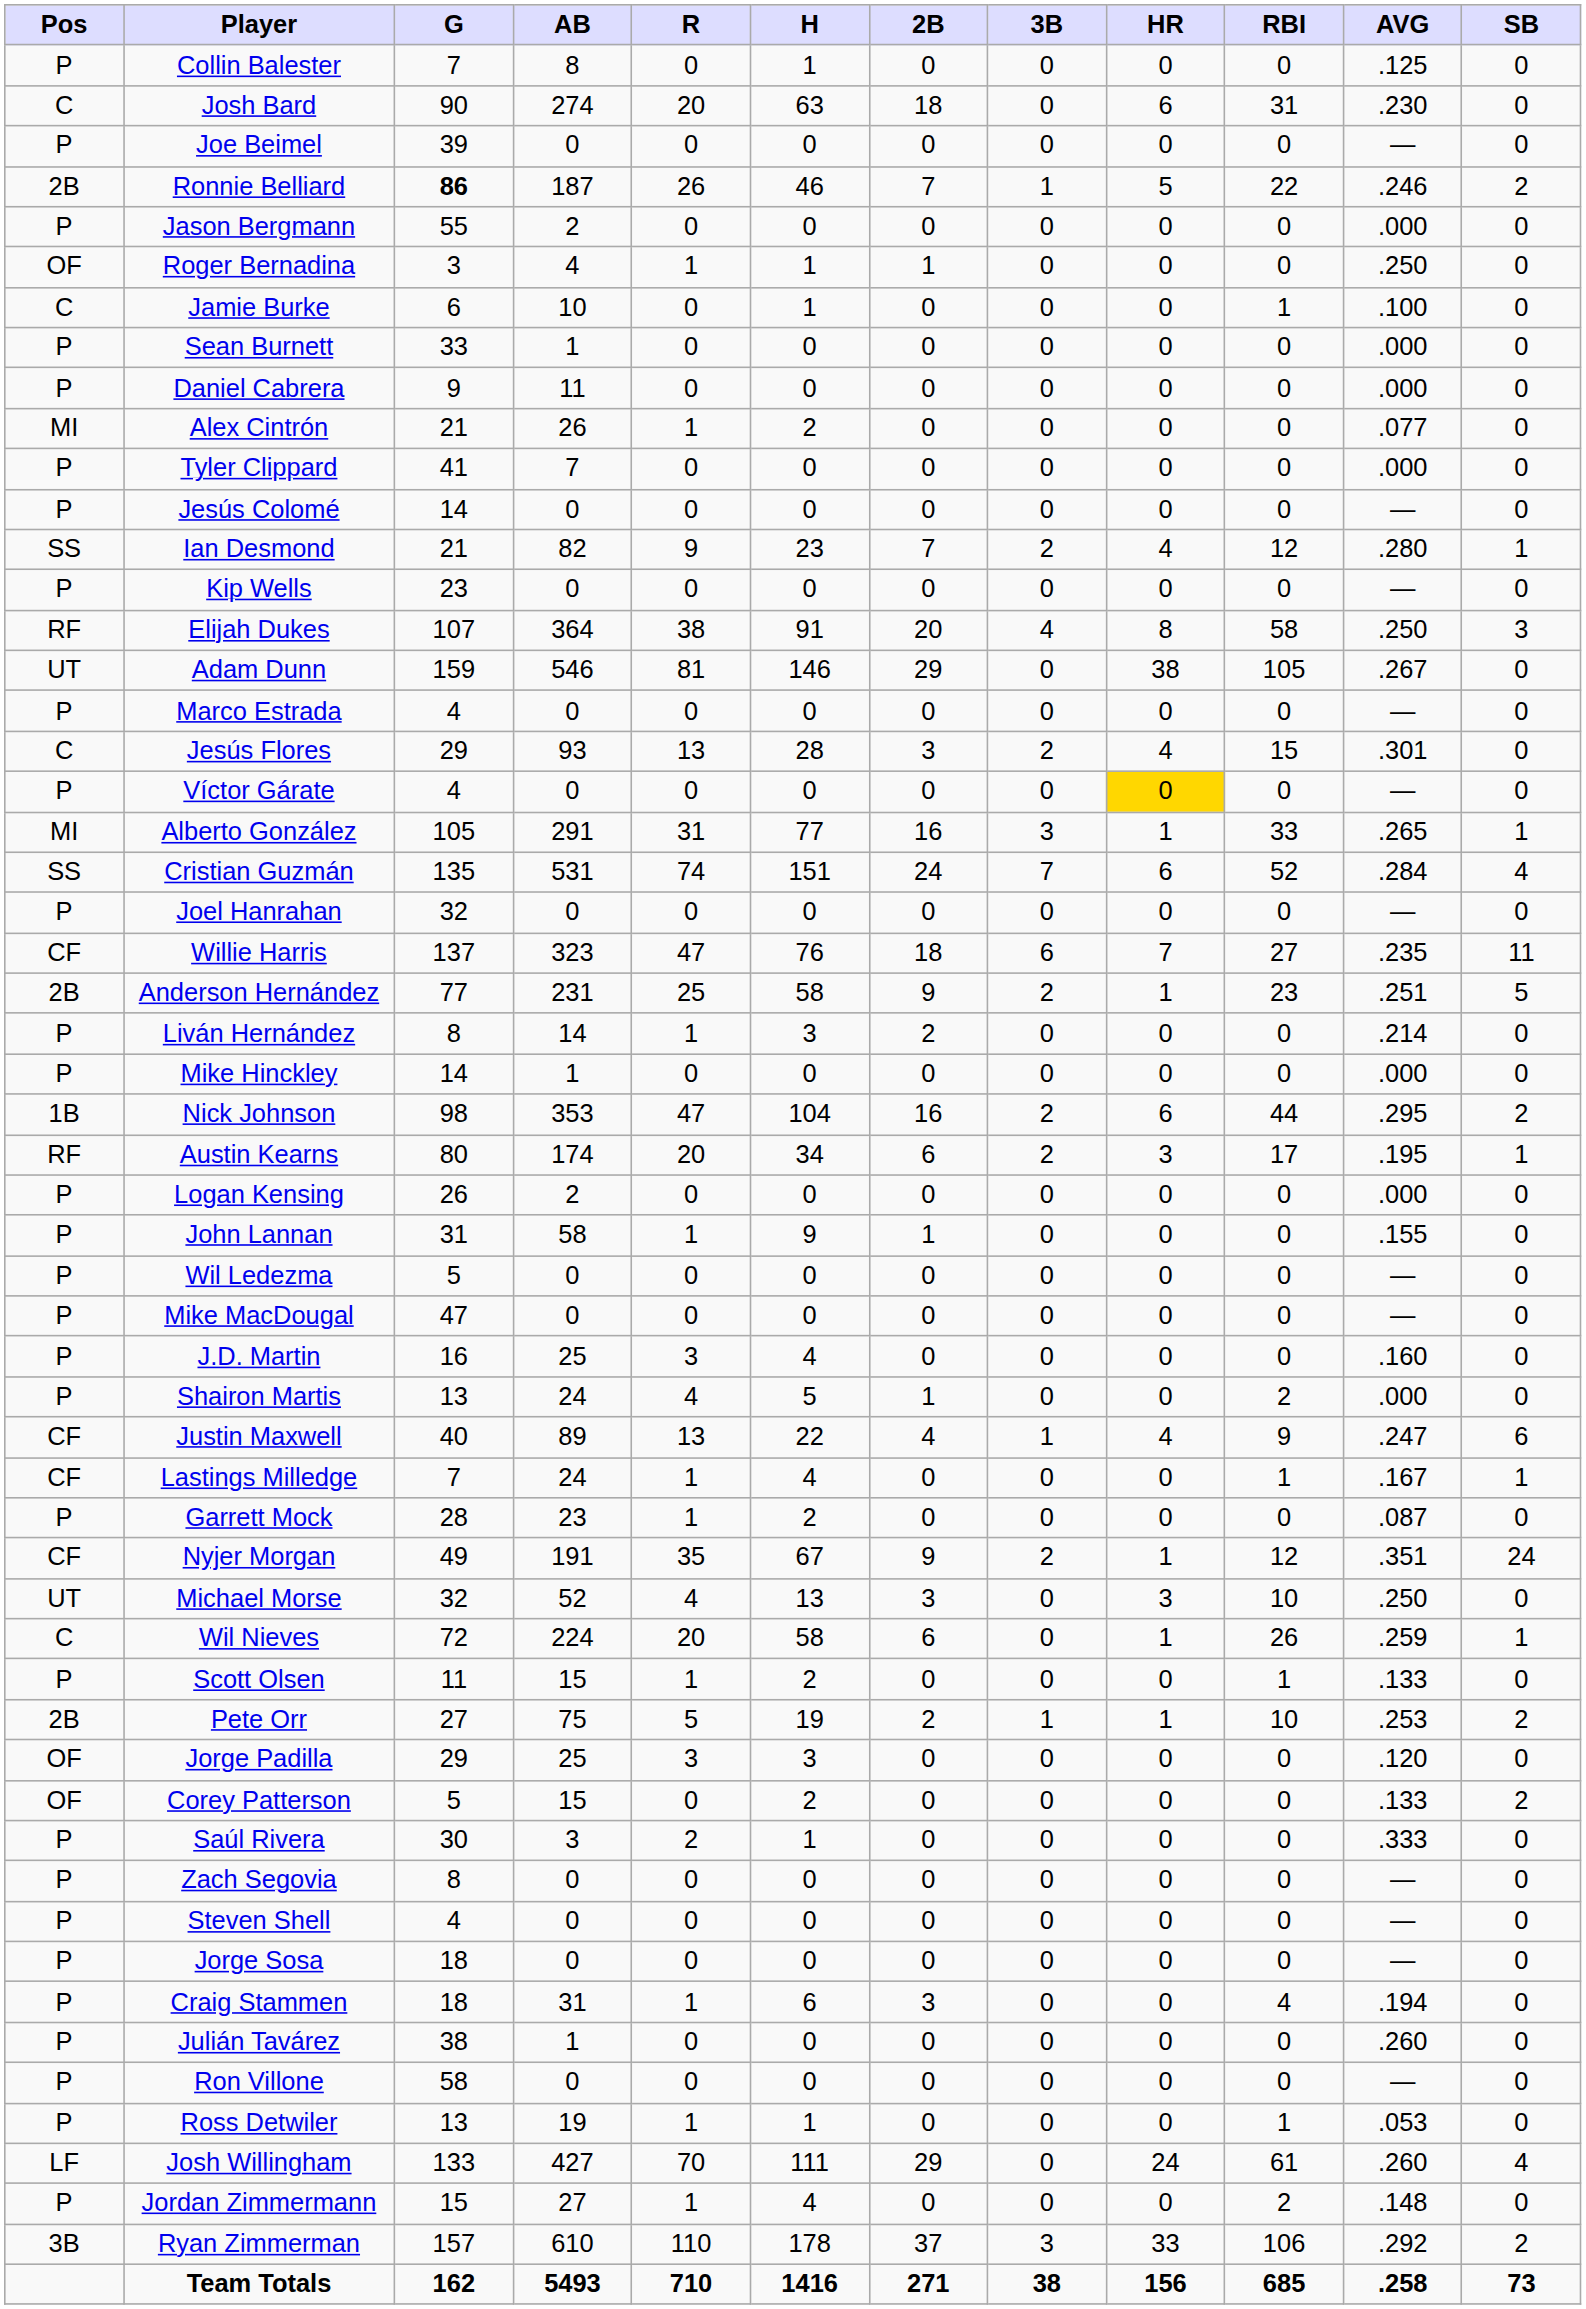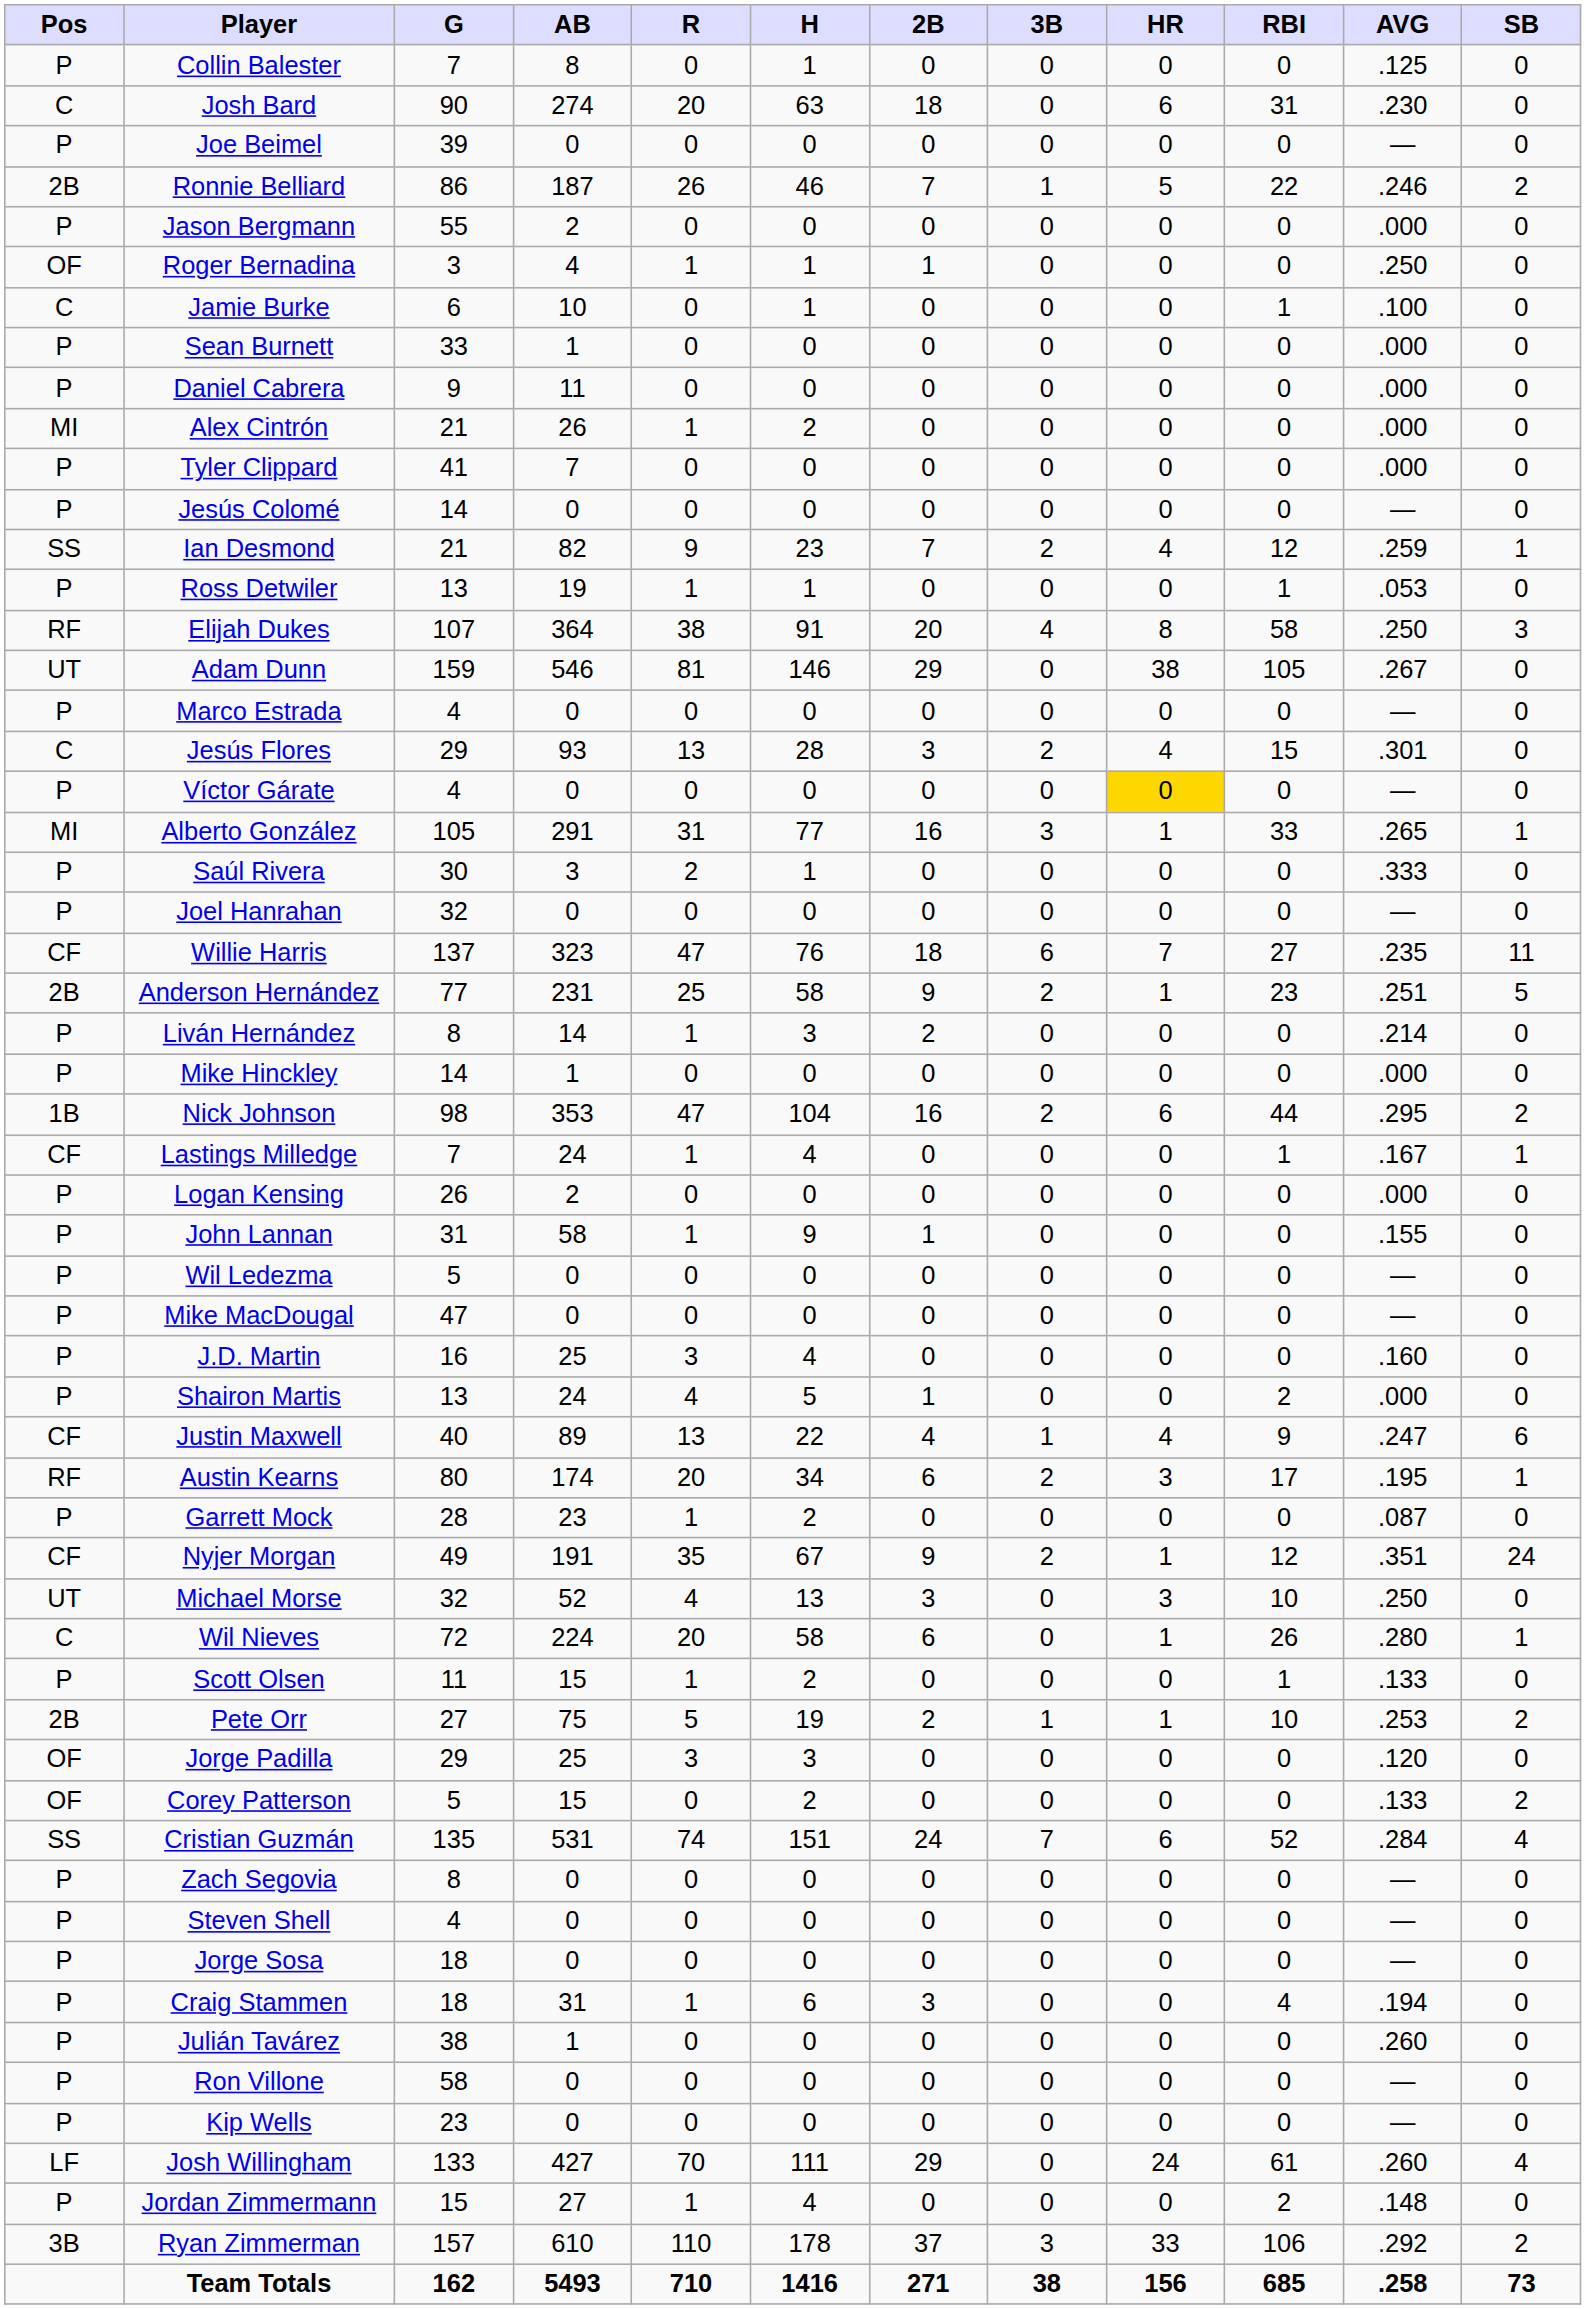(454, 186) bold -> (454, 186) normal
(1403, 428) .077 -> (1403, 428) .000
(1403, 549) .280 -> (1403, 549) .259
rows swapped: (259, 2122) <-> (259, 589)
rows swapped: (259, 871) <-> (259, 1840)
rows swapped: (259, 1154) <-> (259, 1477)
(1403, 1638) .259 -> (1403, 1638) .280
